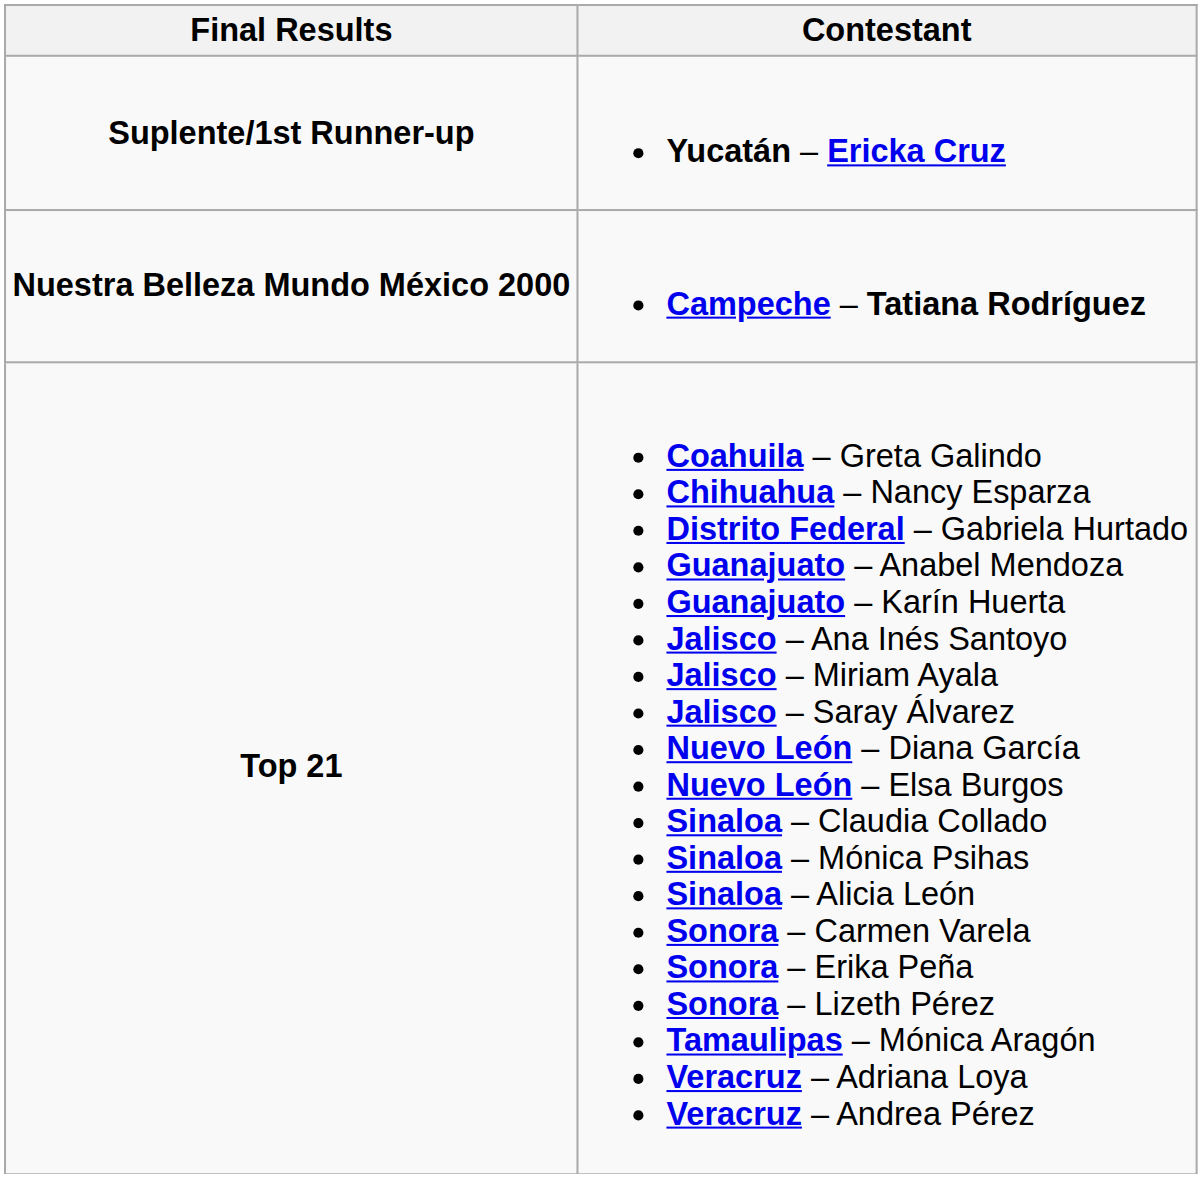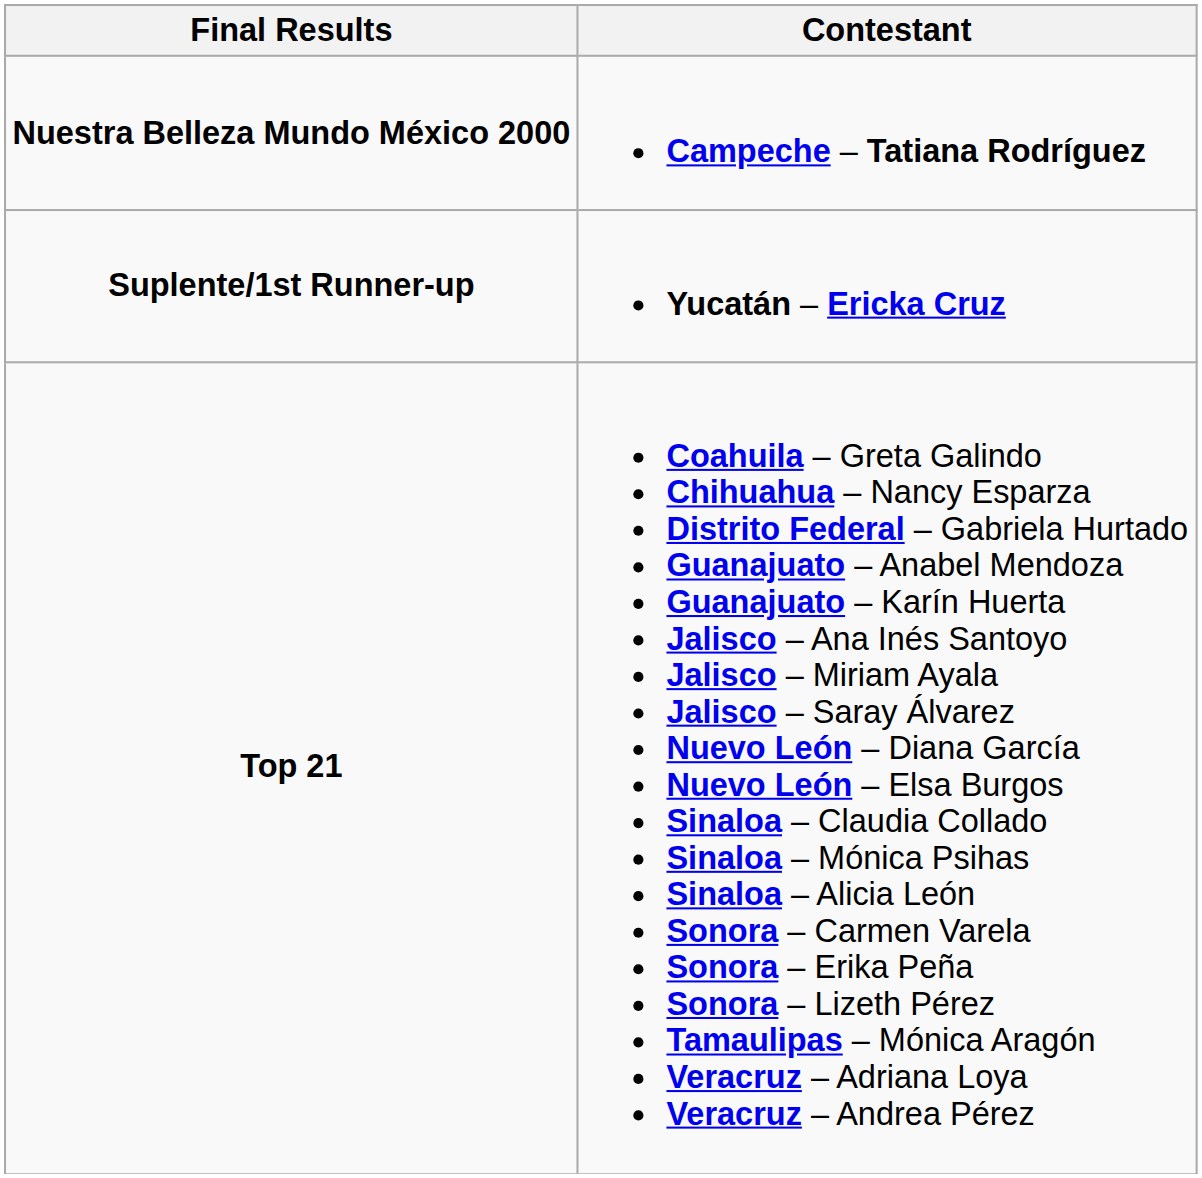rows swapped: (291, 285) <-> (291, 132)
